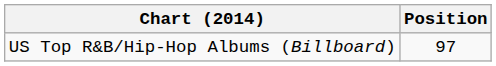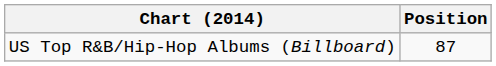(446, 47) 97 -> (446, 47) 87
